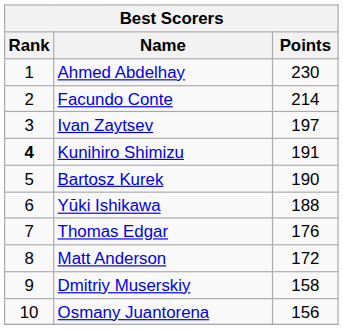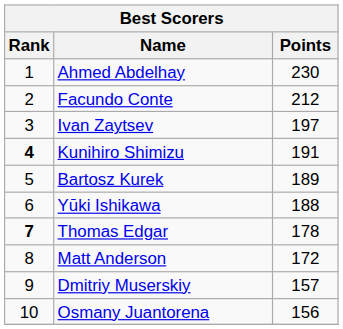(305, 99) 214 -> (305, 99) 212
(305, 178) 190 -> (305, 178) 189
(29, 232) normal -> (29, 232) bold
(305, 232) 176 -> (305, 232) 178
(305, 285) 158 -> (305, 285) 157
